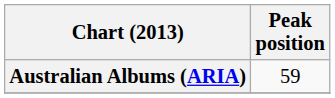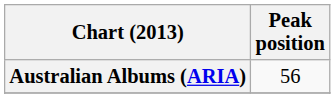(290, 76) 59 -> (290, 76) 56
